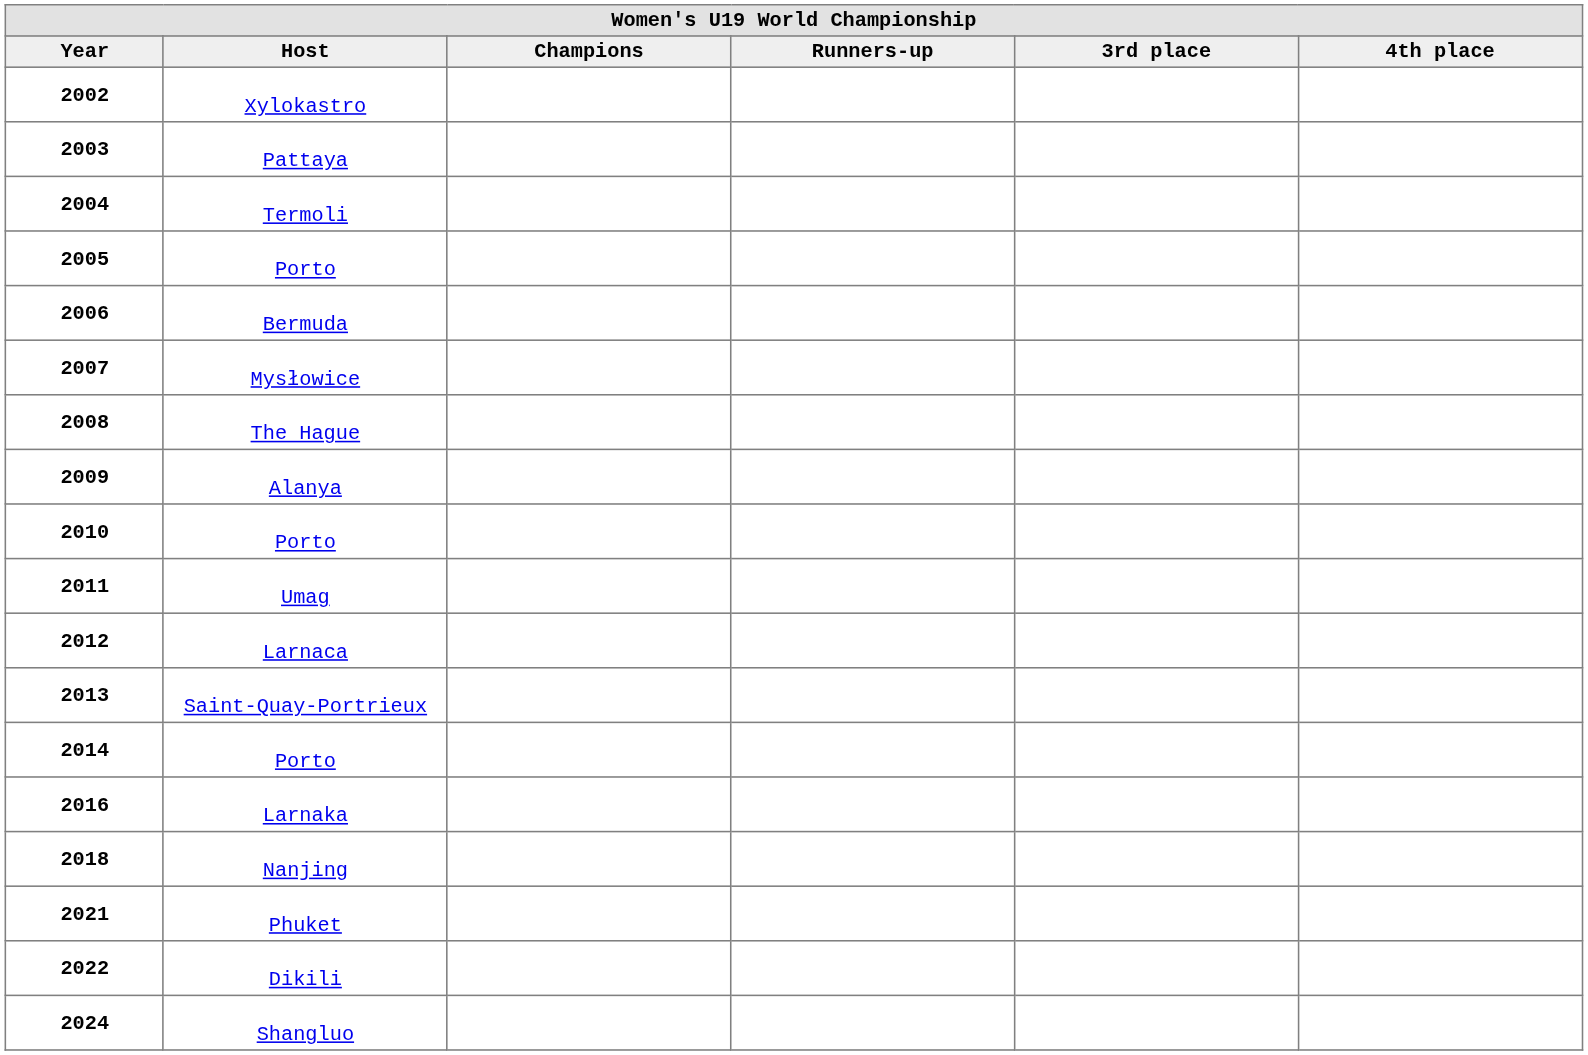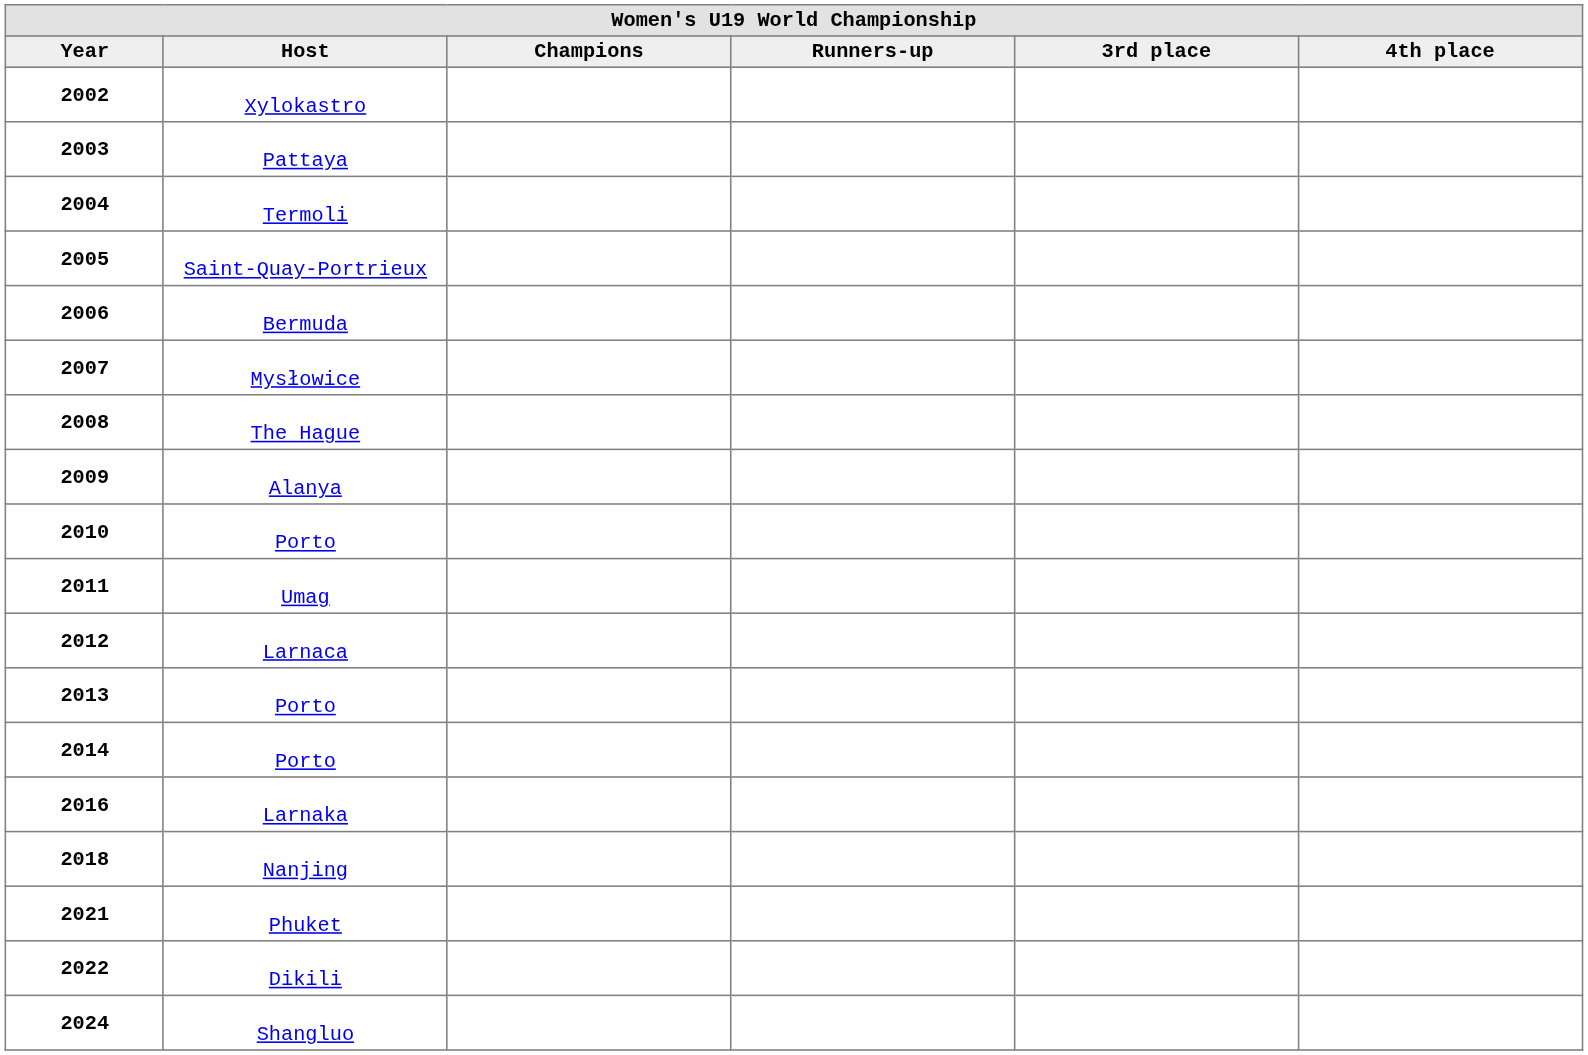(305, 270) Porto -> (305, 270) Saint-Quay-Portrieux
(305, 707) Saint-Quay-Portrieux -> (305, 707) Porto
